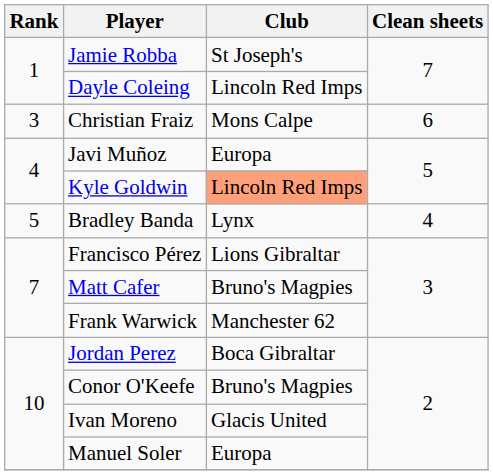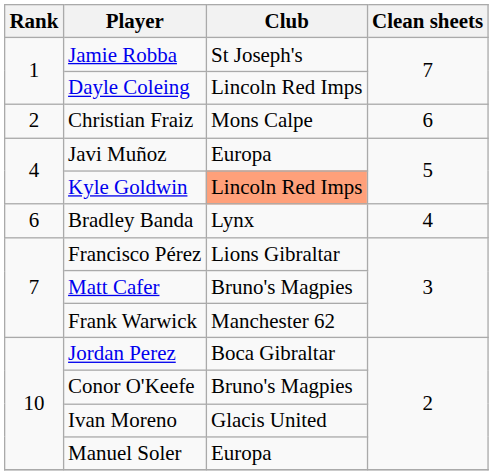(34, 120) 3 -> (34, 120) 2
(34, 220) 5 -> (34, 220) 6
